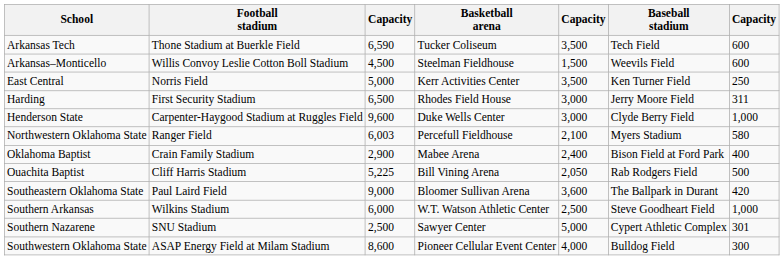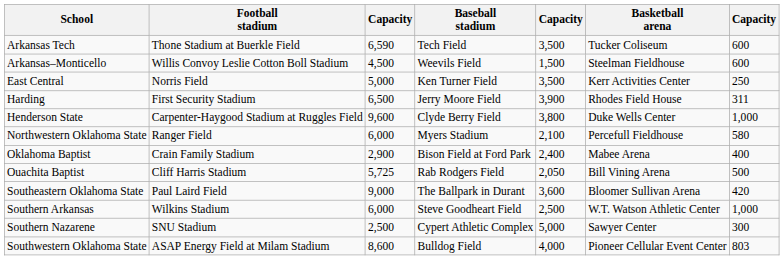columns swapped: (487, 20) <-> (669, 20)
(574, 99) 3,000 -> (552, 99) 3,900
(574, 117) 3,000 -> (552, 117) 3,800
(381, 136) 6,003 -> (381, 136) 6,000
(381, 172) 5,225 -> (381, 172) 5,725
(741, 227) 301 -> (741, 227) 300
(741, 245) 300 -> (741, 245) 803
